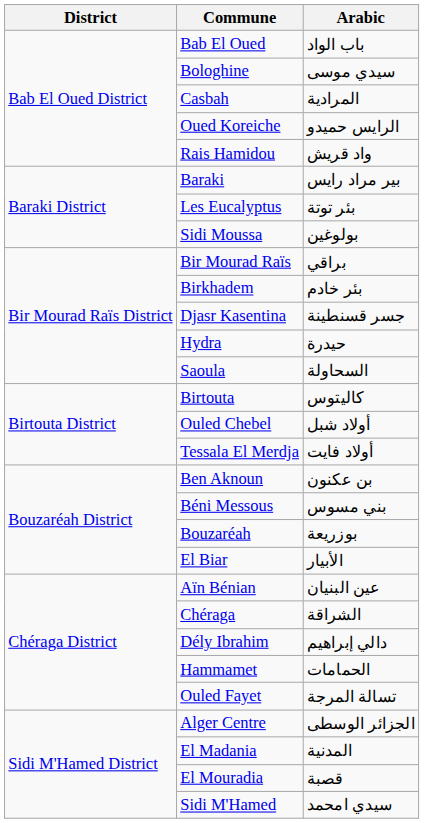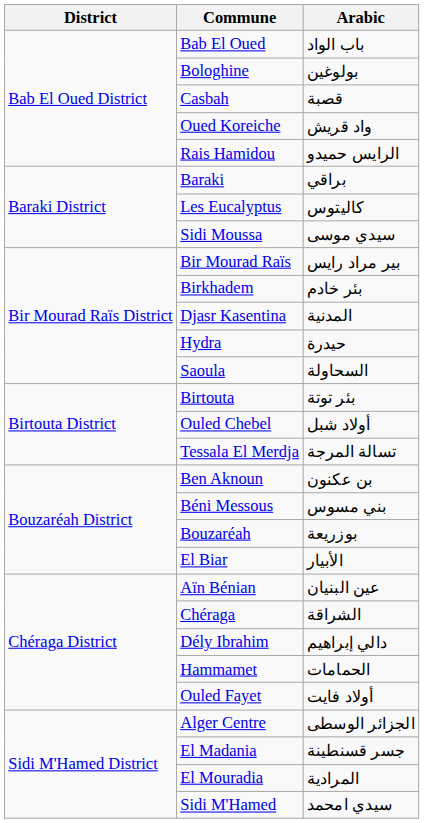(351, 71) سيدي موسى -> (332, 71) بولوغين
(333, 99) المرادية -> (325, 99) قصبة
(353, 126) الرايس حميدو -> (340, 126) واد قريش
(340, 153) واد قريش -> (353, 153) الرايس حميدو
(353, 180) بير مراد رايس -> (326, 180) براقي
(331, 207) بئر توتة -> (335, 207) کالیتوس
(332, 234) بولوغين -> (351, 234) سيدي موسى
(326, 262) براقي -> (353, 262) بير مراد رايس
(356, 316) جسر قسنطينة -> (329, 316) المدنية
(335, 397) کالیتوس -> (331, 397) بئر توتة
(340, 452) أولاد فايت -> (351, 452) تسالة المرجة
(351, 696) تسالة المرجة -> (340, 696) أولاد فايت
(329, 751) المدنية -> (356, 751) جسر قسنطينة
(325, 778) قصبة -> (333, 778) المرادية
